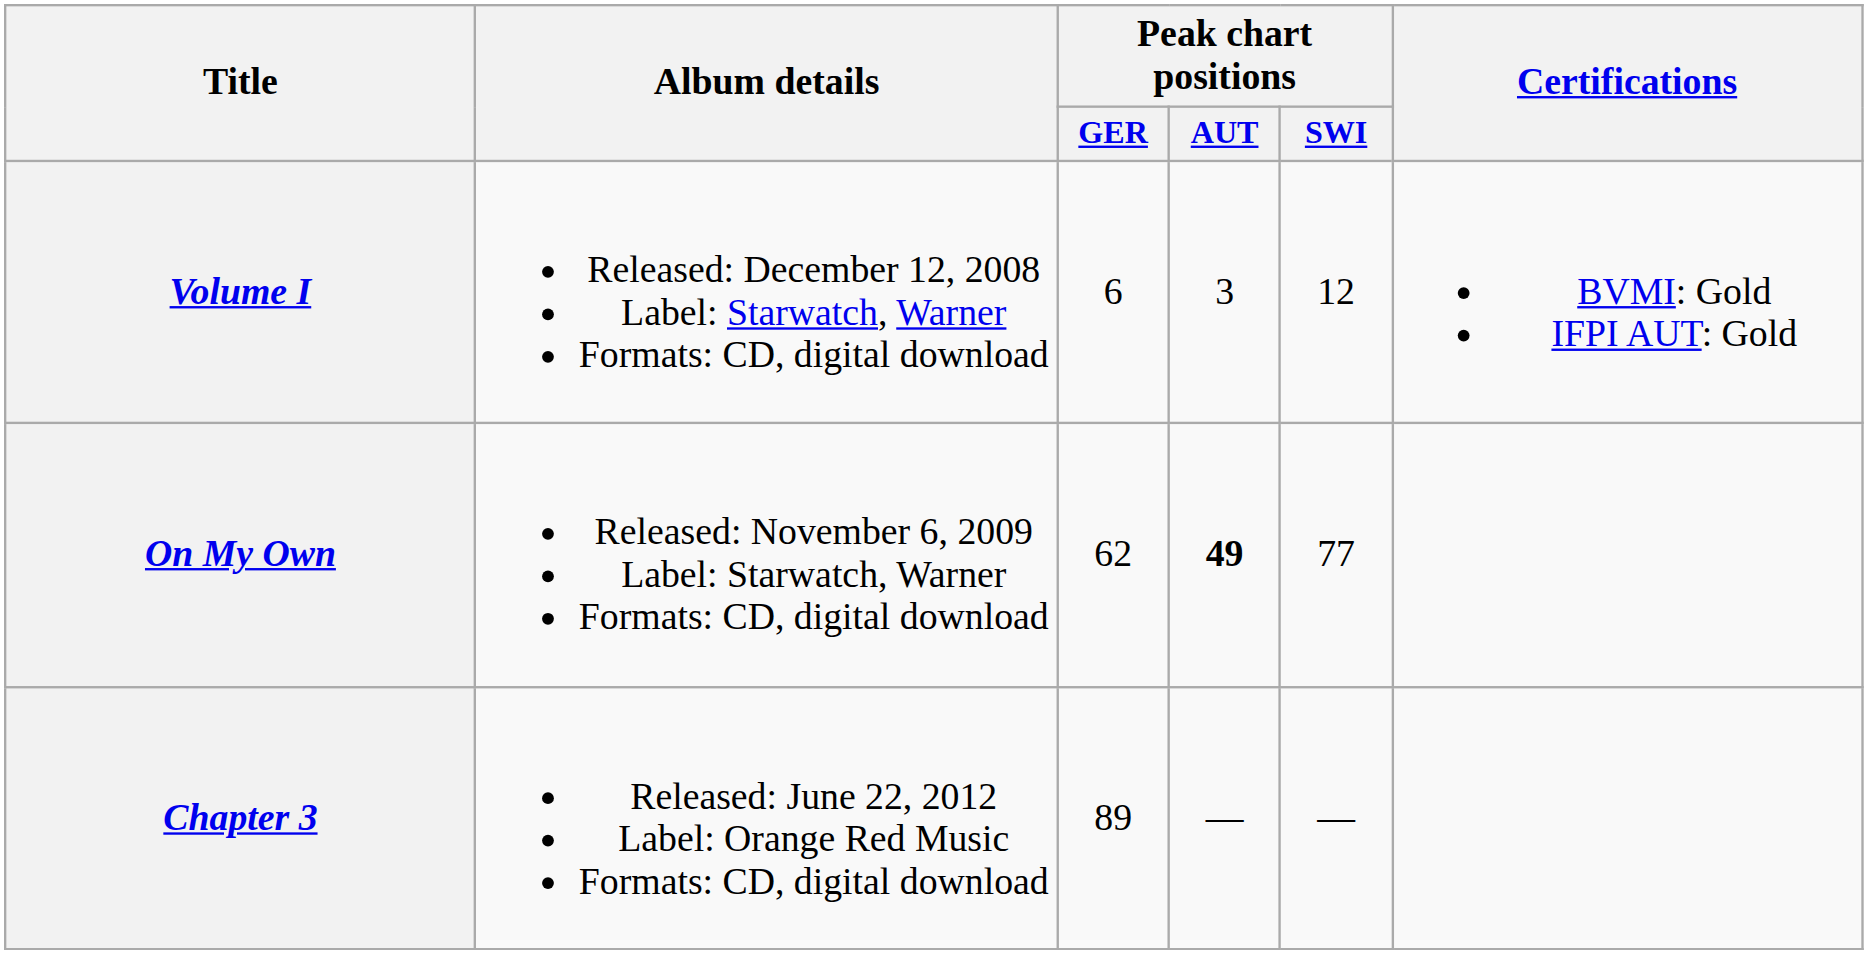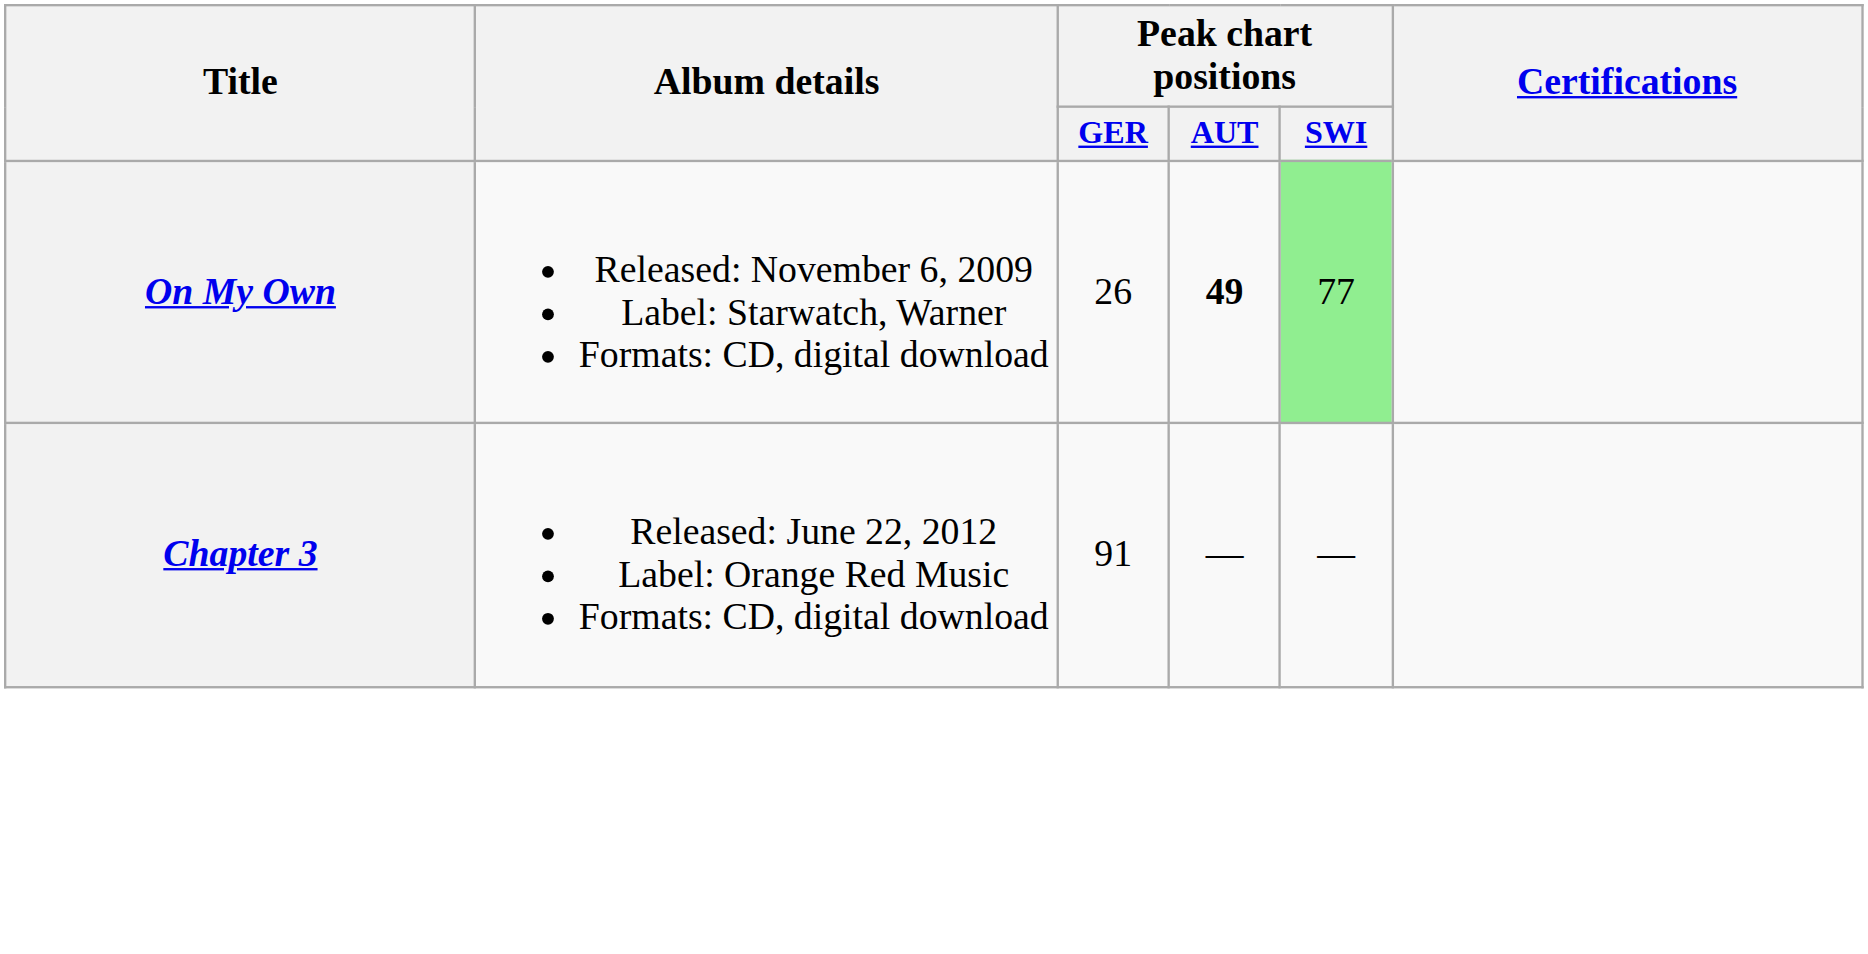- row: (240, 291)
(1113, 554) 62 -> (1113, 291) 26
(1336, 554) no background -> (1336, 291) lightgreen background
(1113, 816) 89 -> (1113, 554) 91
